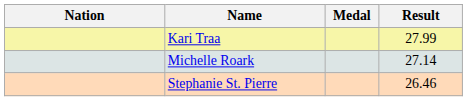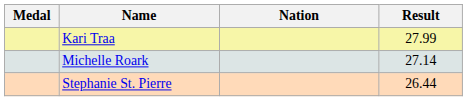columns swapped: (352, 16) <-> (85, 16)
(421, 84) 26.46 -> (421, 84) 26.44
